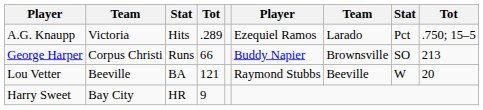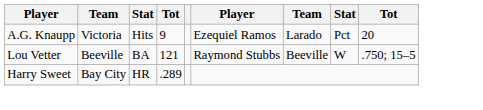(211, 34) .289 -> (163, 34) 9
(449, 34) .750; 15–5 -> (368, 34) 20
- row: (45, 54)
(428, 74) 20 -> (389, 54) .750; 15–5
(203, 94) 9 -> (171, 74) .289
